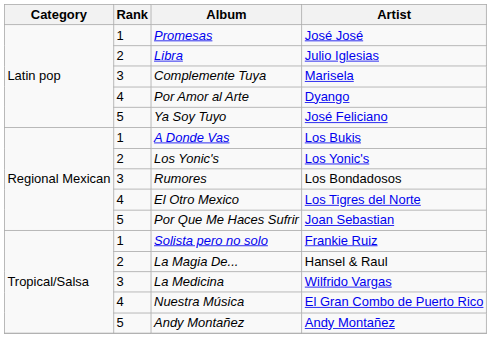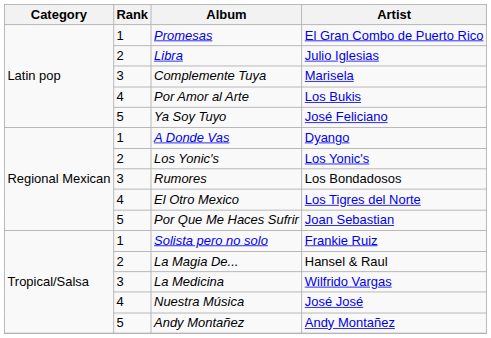(334, 35) José José -> (394, 35) El Gran Combo de Puerto Rico
(327, 96) Dyango -> (333, 96) Los Bukis
(333, 138) Los Bukis -> (327, 138) Dyango
(394, 302) El Gran Combo de Puerto Rico -> (334, 302) José José
